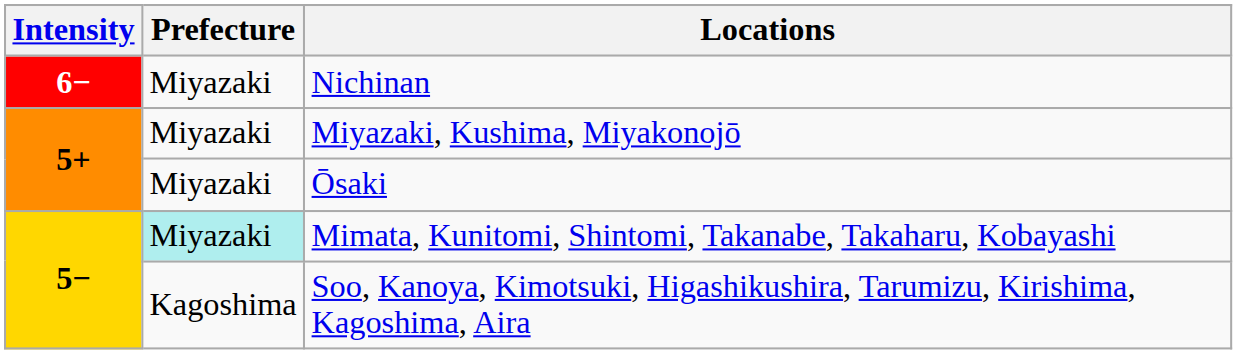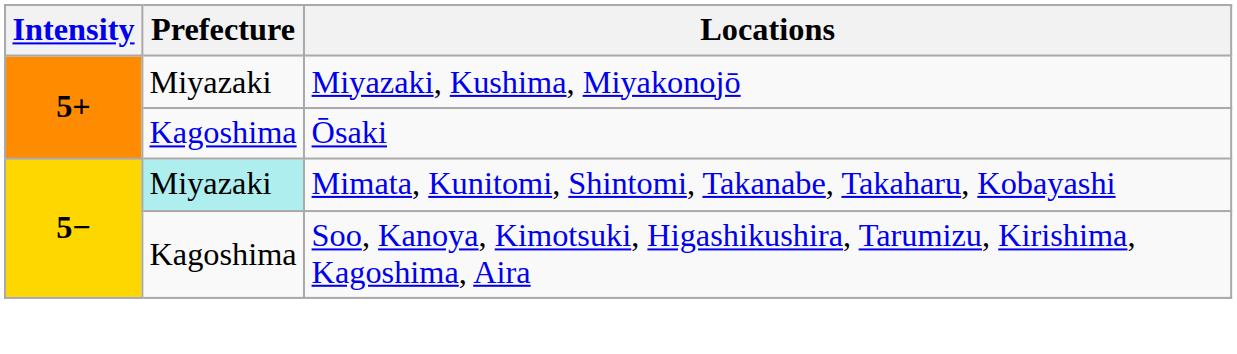- row: (371, 81)
(210, 183) Miyazaki -> (223, 132) Kagoshima
